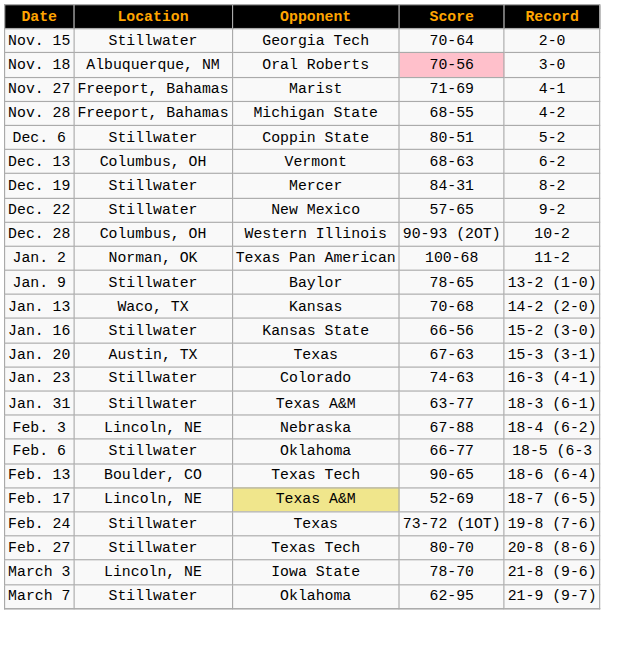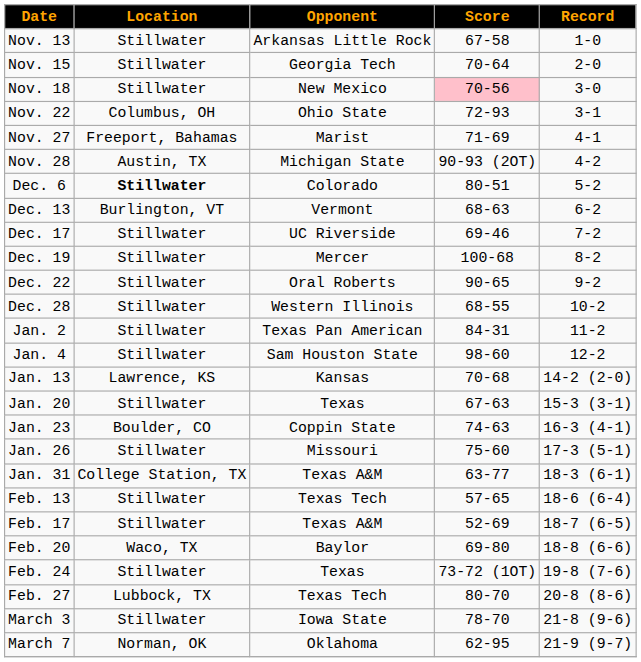+ row: (39, 41)
(153, 65) Albuquerque, NM -> (162, 89) Stillwater
(316, 65) Oral Roberts -> (342, 89) New Mexico
+ row: (39, 113)
(153, 113) Freeport, Bahamas -> (162, 162) Austin, TX
(452, 113) 68-55 -> (487, 162) 90-93 (2OT)
(153, 137) normal -> (162, 186) bold
(316, 137) Coppin State -> (342, 186) Colorado
(153, 162) Columbus, OH -> (162, 210) Burlington, VT
+ row: (39, 234)
(452, 186) 84-31 -> (487, 258) 100-68
(316, 210) New Mexico -> (342, 282) Oral Roberts
(452, 210) 57-65 -> (487, 282) 90-65
(153, 234) Columbus, OH -> (162, 306) Stillwater
(452, 234) 90-93 (2OT) -> (487, 306) 68-55
(153, 258) Norman, OK -> (162, 331) Stillwater
(452, 258) 100-68 -> (487, 331) 84-31
+ row: (39, 355)
- row: (39, 282)
(153, 306) Waco, TX -> (162, 379) Lawrence, KS
- row: (39, 331)
(153, 355) Austin, TX -> (162, 403) Stillwater
(153, 379) Stillwater -> (162, 427) Boulder, CO
(316, 379) Colorado -> (342, 427) Coppin State
+ row: (39, 451)
(153, 403) Stillwater -> (162, 476) College Station, TX
- row: (39, 427)
- row: (39, 451)
(153, 476) Boulder, CO -> (162, 500) Stillwater
(452, 476) 90-65 -> (487, 500) 57-65
(153, 500) Lincoln, NE -> (162, 524) Stillwater
(316, 500) khaki background -> (342, 524) no background
+ row: (39, 548)
(153, 548) Stillwater -> (162, 596) Lubbock, TX
(153, 572) Lincoln, NE -> (162, 620) Stillwater
(153, 596) Stillwater -> (162, 645) Norman, OK
